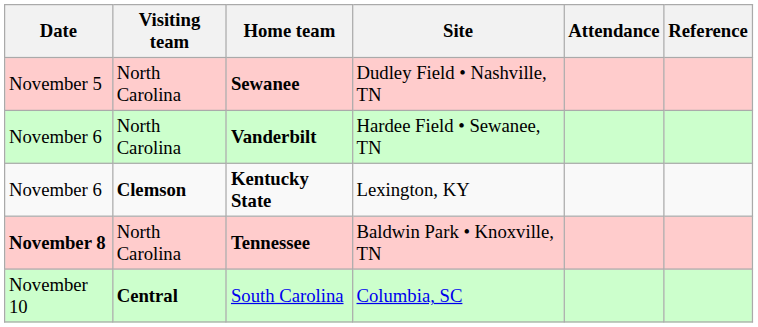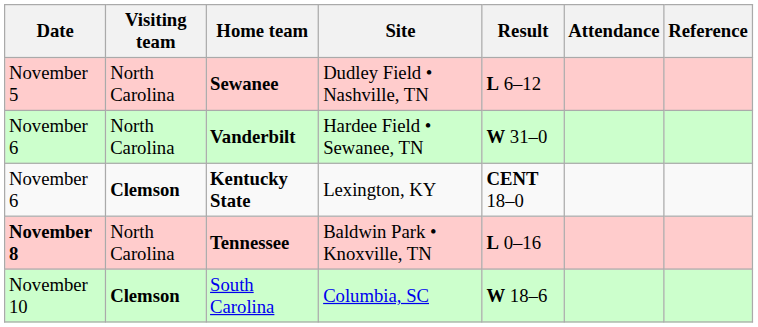+ column: (523, 31)
(147, 296) Central -> (145, 296) Clemson
